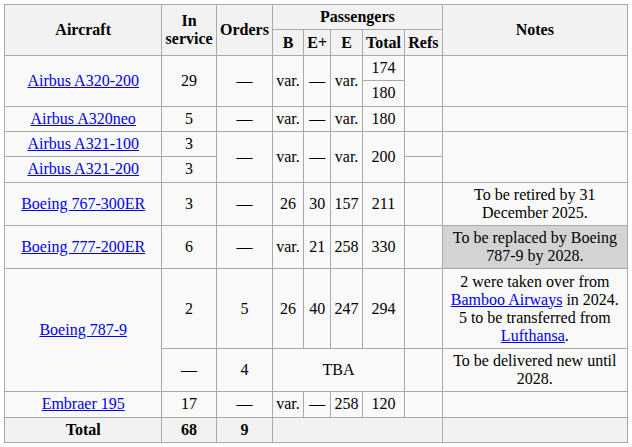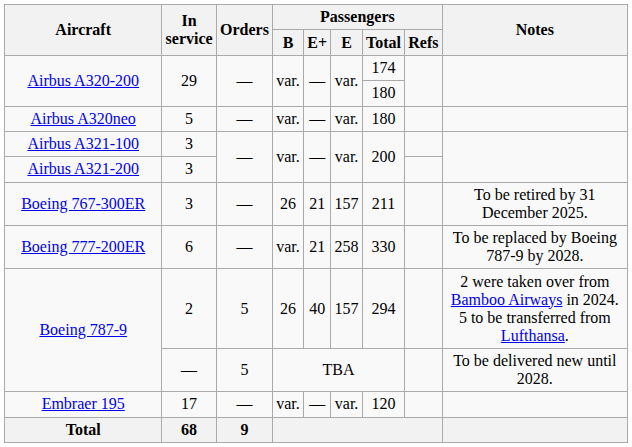(317, 203) 30 -> (317, 203) 21
(535, 247) lightgrey background -> (535, 247) no background
(347, 308) 247 -> (347, 308) 157
(244, 369) 4 -> (244, 369) 5
(347, 404) 258 -> (347, 404) var.
